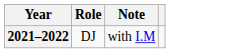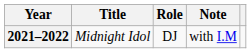+ column: (113, 15)
